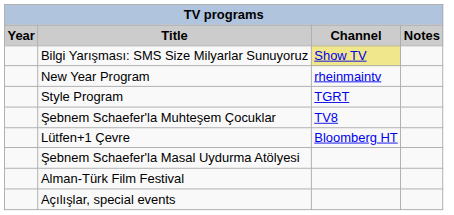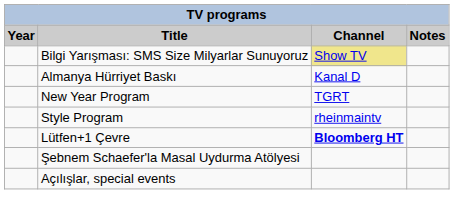+ row: (109, 77)
(348, 77) rheinmaintv -> (332, 97) TGRT
(332, 97) TGRT -> (348, 117) rheinmaintv
- row: (158, 117)
(356, 138) normal -> (359, 138) bold
- row: (113, 179)
